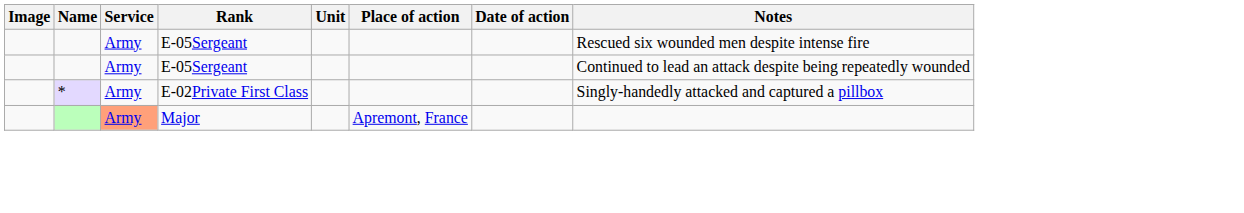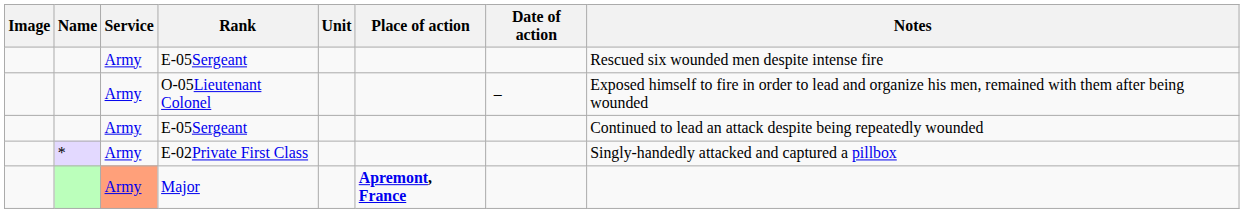+ row: (77, 94)
(410, 117) normal -> (395, 187) bold
